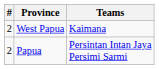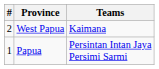(9, 50) 2 -> (9, 50) 1
